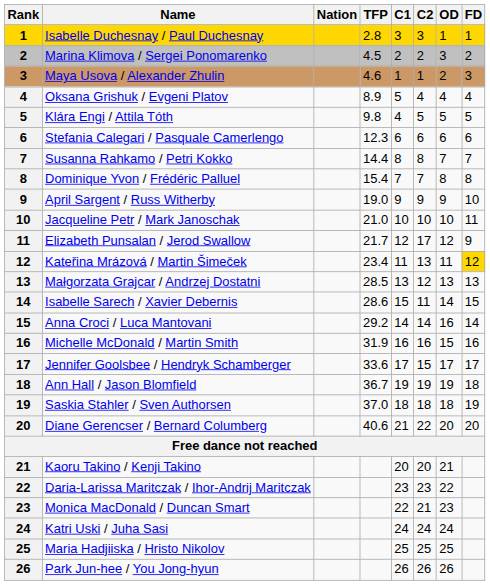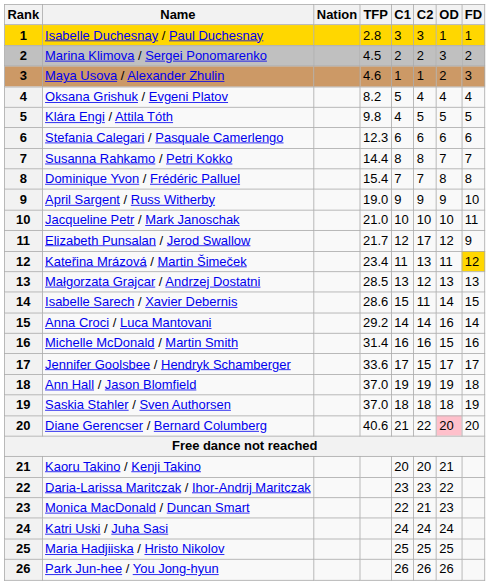(372, 96) 8.9 -> (372, 96) 8.2
(376, 343) 31.9 -> (376, 343) 31.4
(376, 384) 36.7 -> (376, 384) 37.0
(447, 425) no background -> (447, 425) pink background
